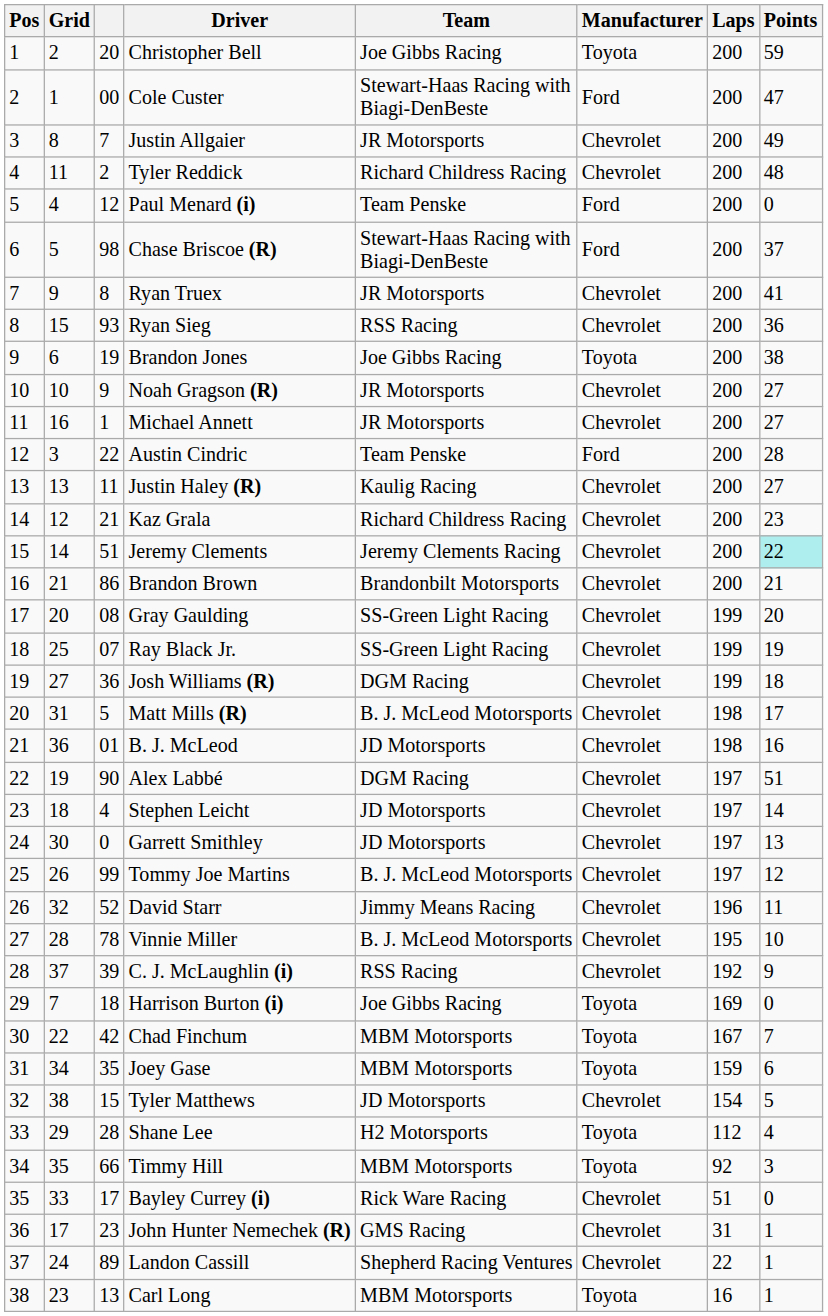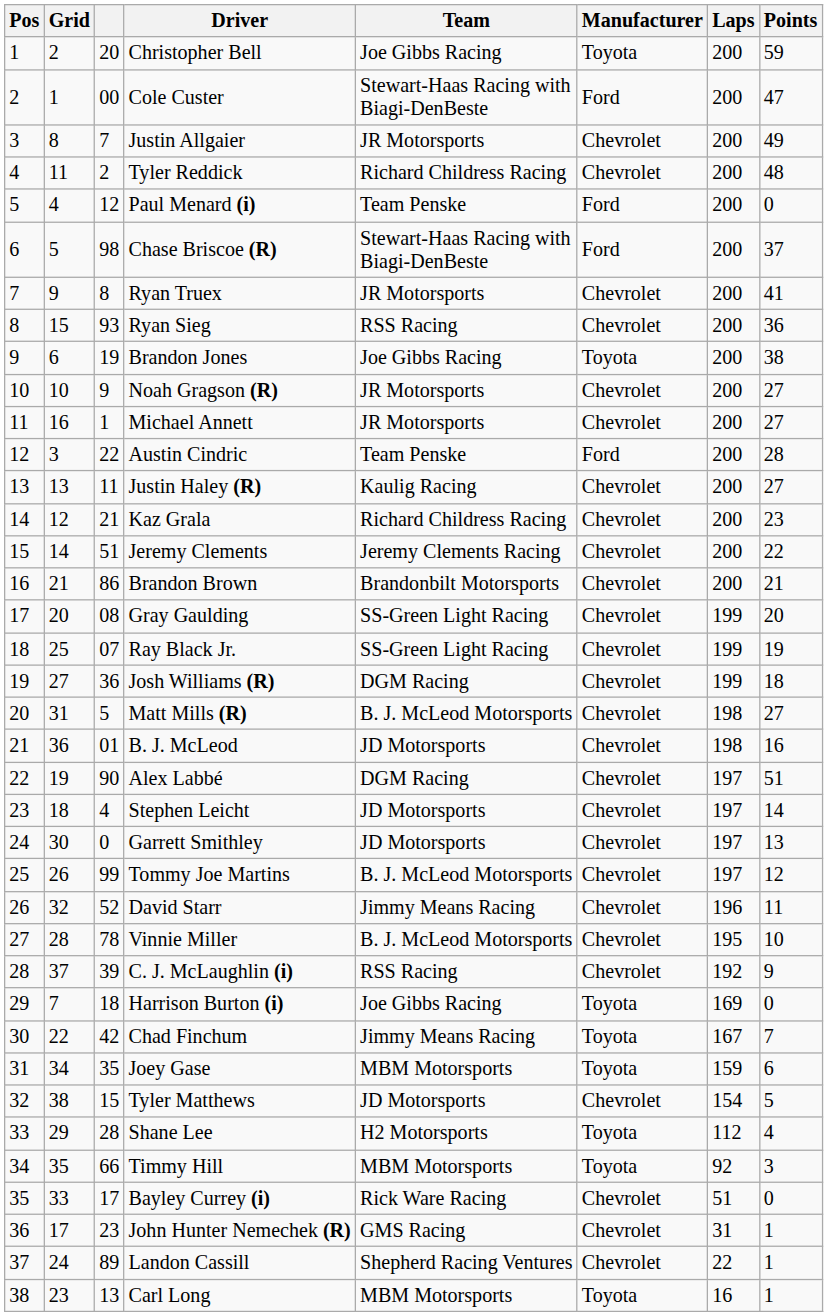(774, 551) paleturquoise background -> (774, 551) no background
(774, 712) 17 -> (774, 712) 27
(436, 1036) MBM Motorsports -> (448, 1036) Jimmy Means Racing
